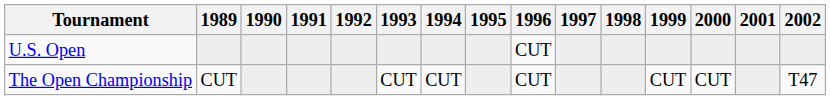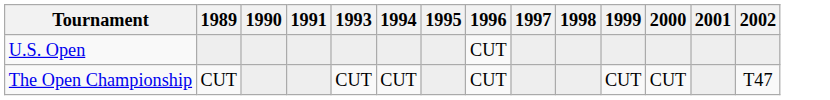- column: (354, 19)
